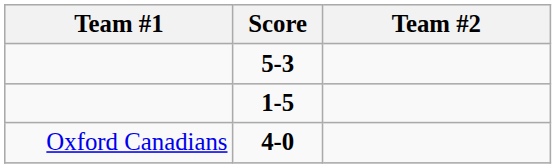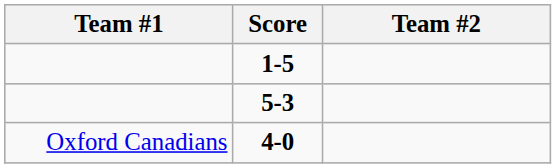rows swapped: (278, 63) <-> (278, 102)
